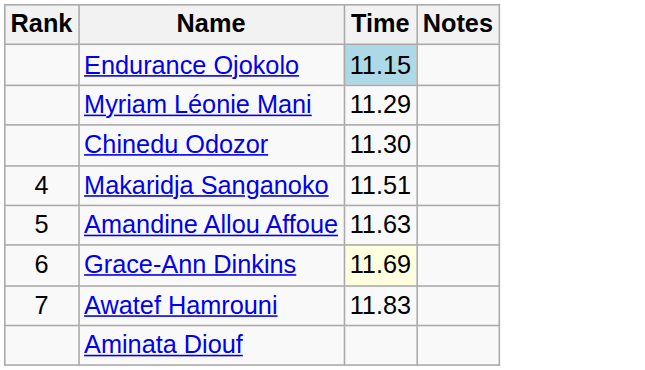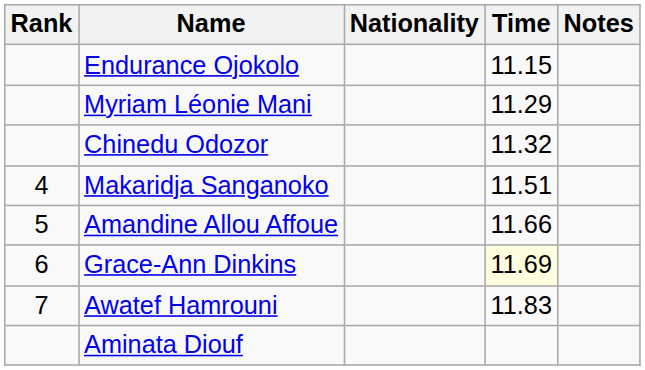+ column: (414, 24)
(380, 64) lightblue background -> (521, 64) no background
(380, 144) 11.30 -> (521, 144) 11.32
(380, 225) 11.63 -> (521, 225) 11.66
